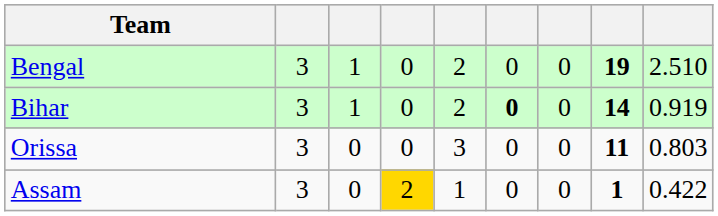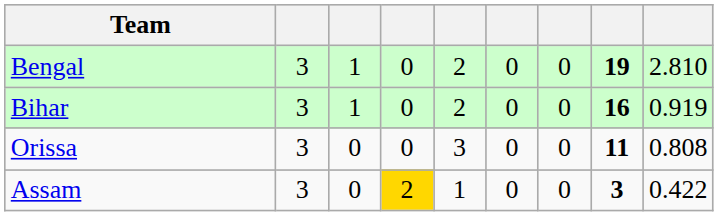(678, 66) 2.510 -> (678, 66) 2.810
(512, 107) bold -> (512, 107) normal
(617, 107) 14 -> (617, 107) 16
(678, 148) 0.803 -> (678, 148) 0.808
(617, 189) 1 -> (617, 189) 3
